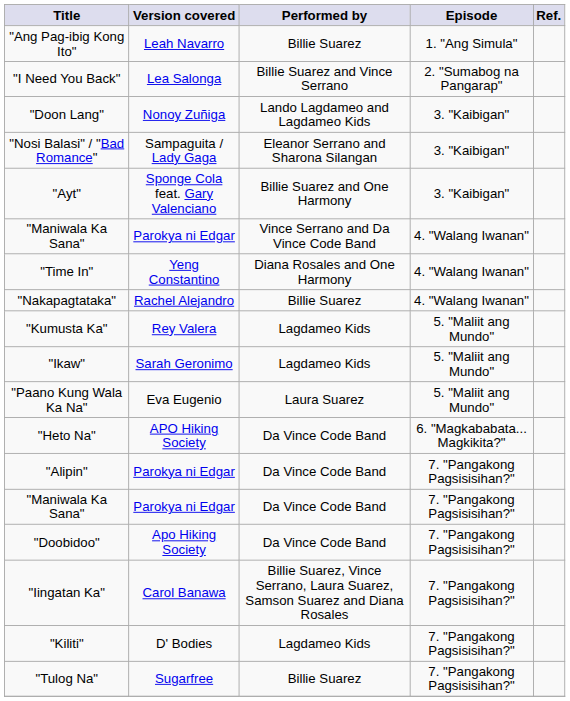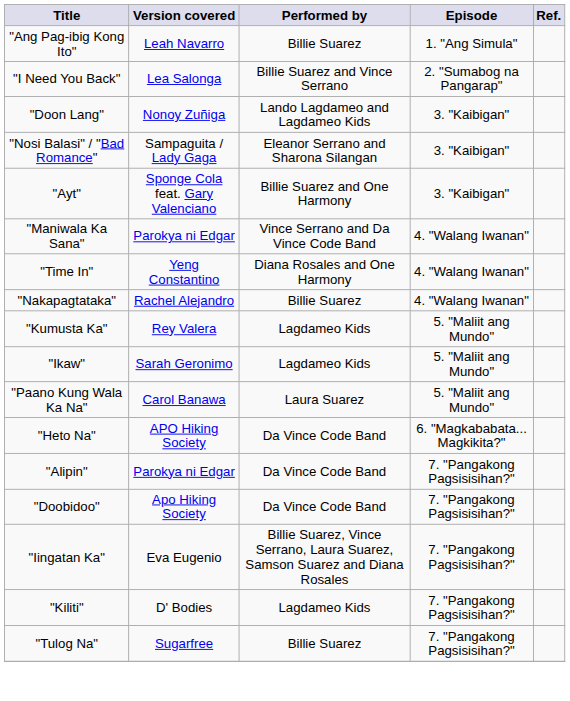(184, 400) Eva Eugenio -> (184, 400) Carol Banawa
- row: (67, 507)
(184, 593) Carol Banawa -> (184, 557) Eva Eugenio
